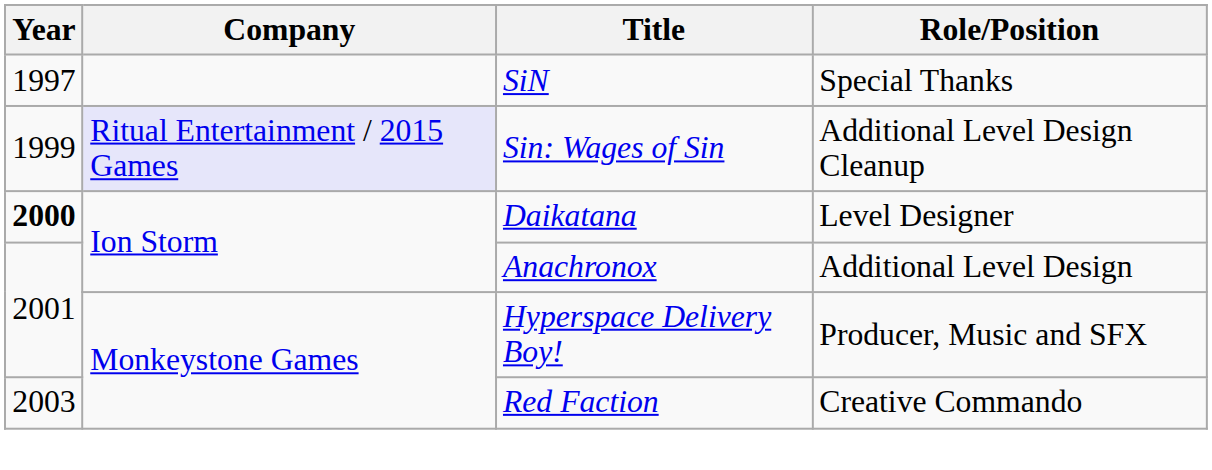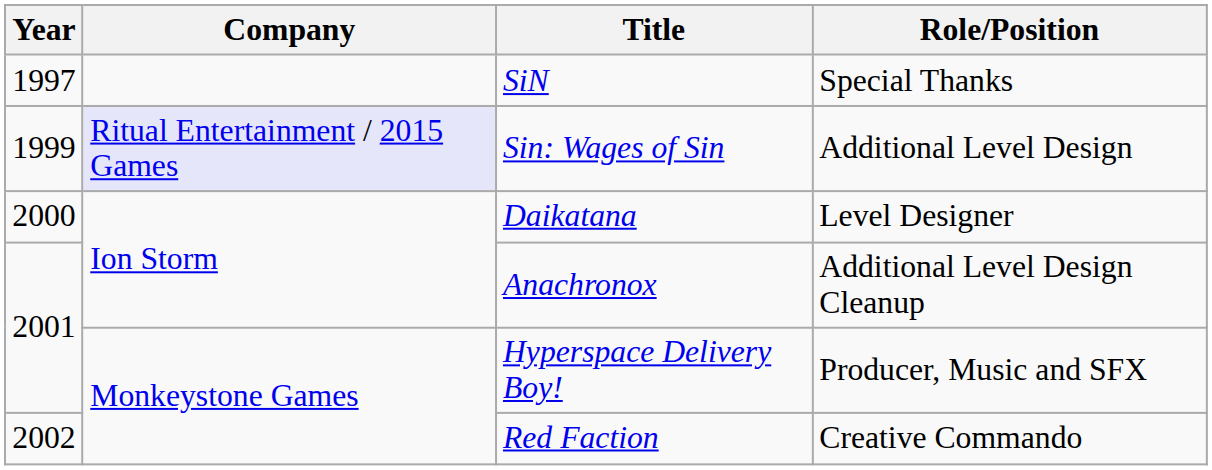(976, 147) Additional Level Design Cleanup -> (976, 147) Additional Level Design
(44, 215) bold -> (44, 215) normal
(976, 266) Additional Level Design -> (976, 284) Additional Level Design Cleanup
(44, 402) 2003 -> (44, 437) 2002
